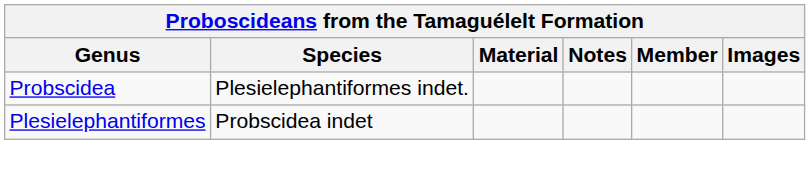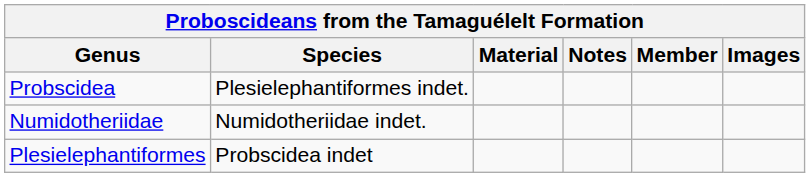+ row: (86, 121)
